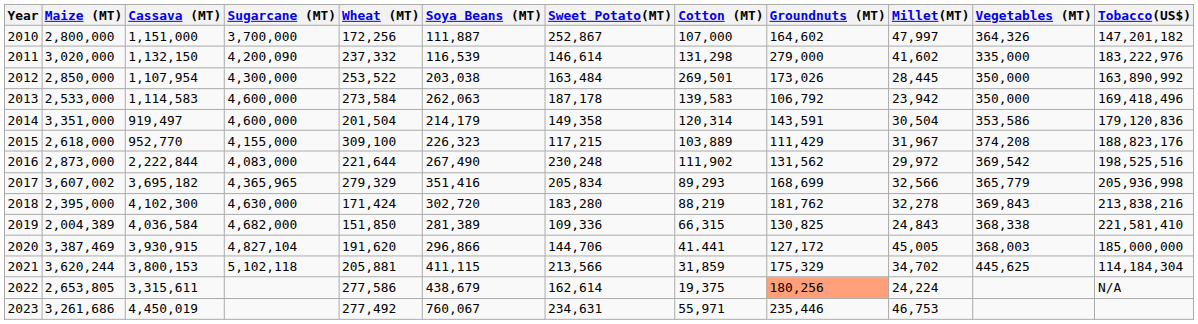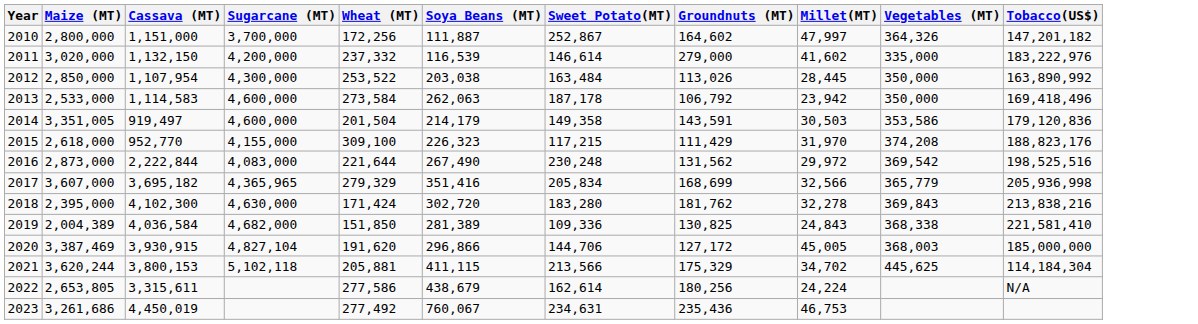- column: (721, 15)
(262, 57) 4,200,090 -> (262, 57) 4,200,000
(797, 78) 173,026 -> (705, 78) 113,026
(80, 120) 3,351,000 -> (80, 120) 3,351,005
(915, 120) 30,504 -> (824, 120) 30,503
(915, 141) 31,967 -> (824, 141) 31,970
(80, 183) 3,607,002 -> (80, 183) 3,607,000
(797, 288) lightsalmon background -> (705, 288) no background
(797, 309) 235,446 -> (705, 309) 235,436
